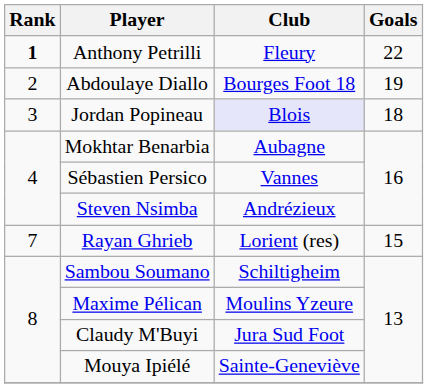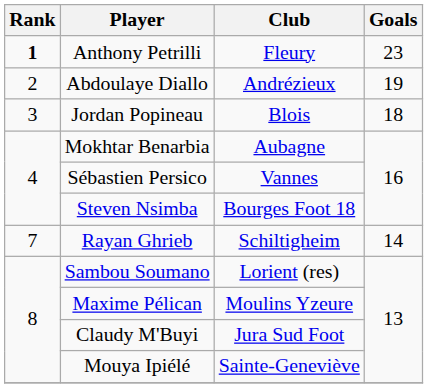(393, 51) 22 -> (393, 51) 23
(289, 83) Bourges Foot 18 -> (289, 83) Andrézieux
(289, 114) lavender background -> (289, 114) no background
(289, 209) Andrézieux -> (289, 209) Bourges Foot 18
(289, 240) Lorient (res) -> (289, 240) Schiltigheim
(393, 240) 15 -> (393, 240) 14
(289, 271) Schiltigheim -> (289, 271) Lorient (res)
